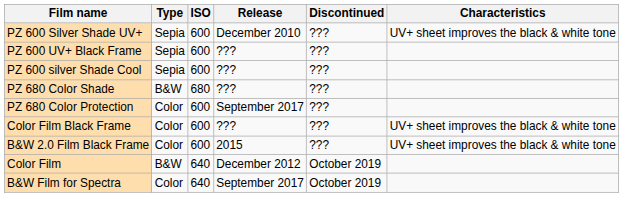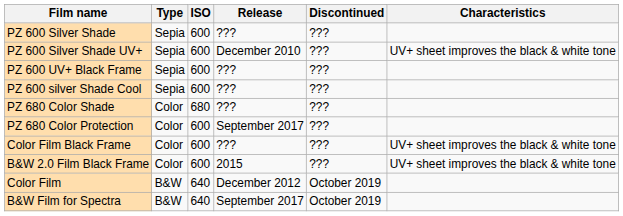+ row: (61, 32)
(168, 88) B&W -> (169, 107) Color
(169, 182) Color -> (168, 201) B&W
